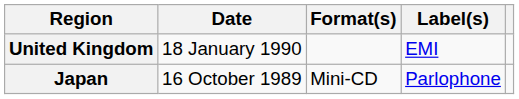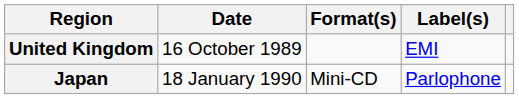(232, 49) 18 January 1990 -> (232, 49) 16 October 1989
(232, 78) 16 October 1989 -> (232, 78) 18 January 1990
